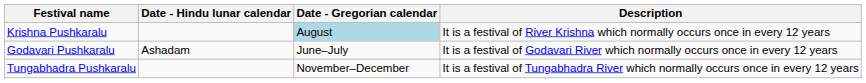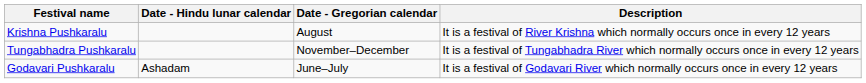(314, 31) lightblue background -> (314, 31) no background
rows swapped: (61, 50) <-> (71, 68)
